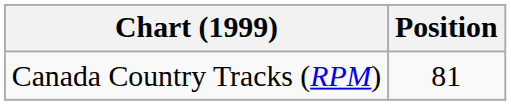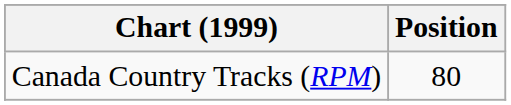(446, 75) 81 -> (446, 75) 80
